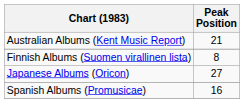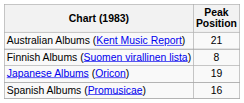(216, 73) 27 -> (216, 73) 19
